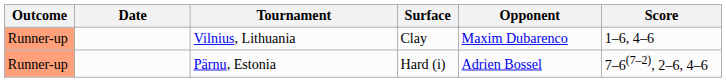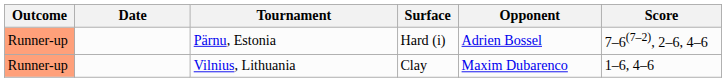rows swapped: (245, 38) <-> (235, 63)
